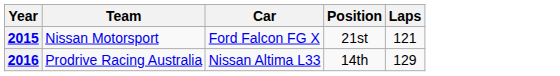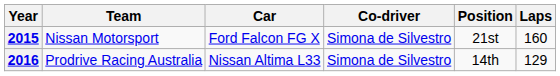+ column: (389, 16)
(405, 38) 121 -> (536, 38) 160
